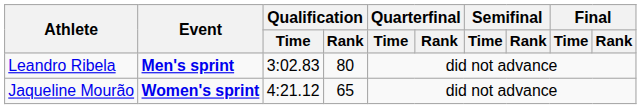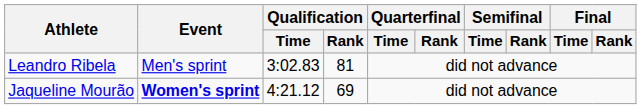(188, 66) bold -> (184, 66) normal
(345, 66) 80 -> (345, 66) 81
(345, 91) 65 -> (345, 91) 69
